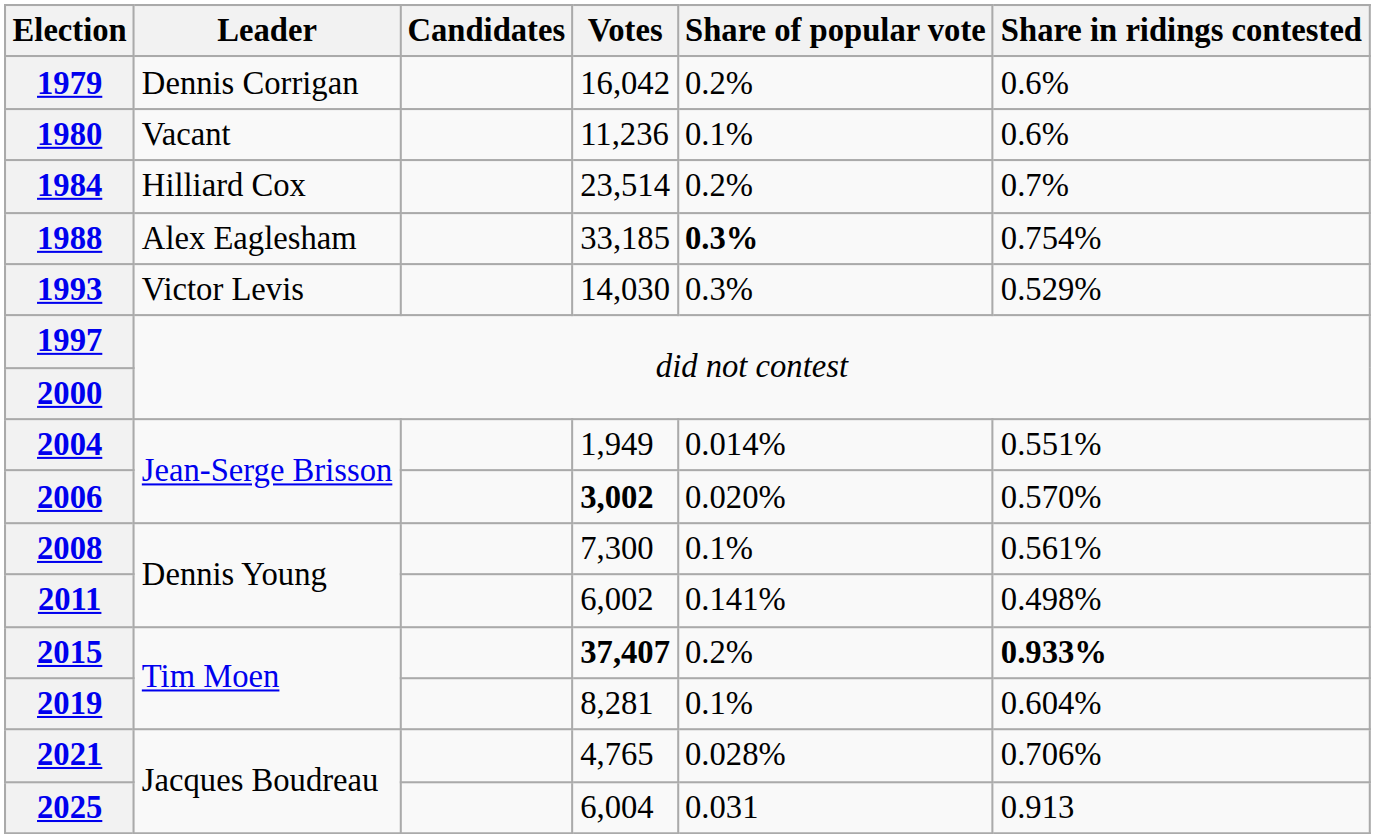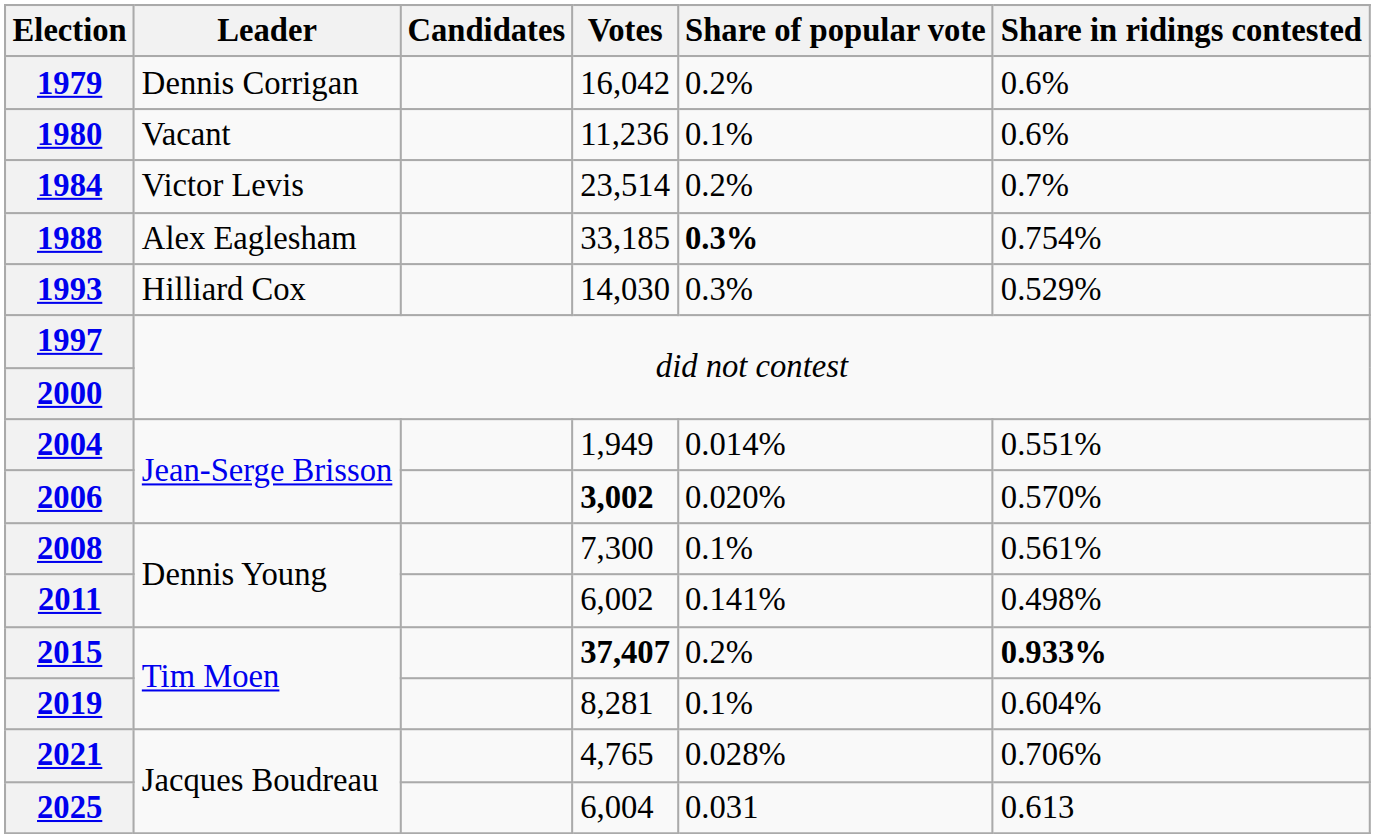(224, 185) Hilliard Cox -> (223, 185) Victor Levis
(223, 289) Victor Levis -> (224, 289) Hilliard Cox
(1038, 806) 0.913 -> (1038, 806) 0.613
